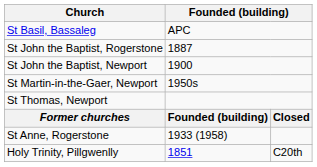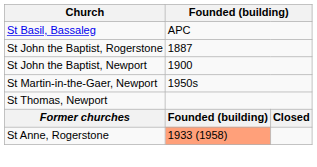(198, 135) no background -> (198, 135) lightsalmon background
- row: (63, 153)
